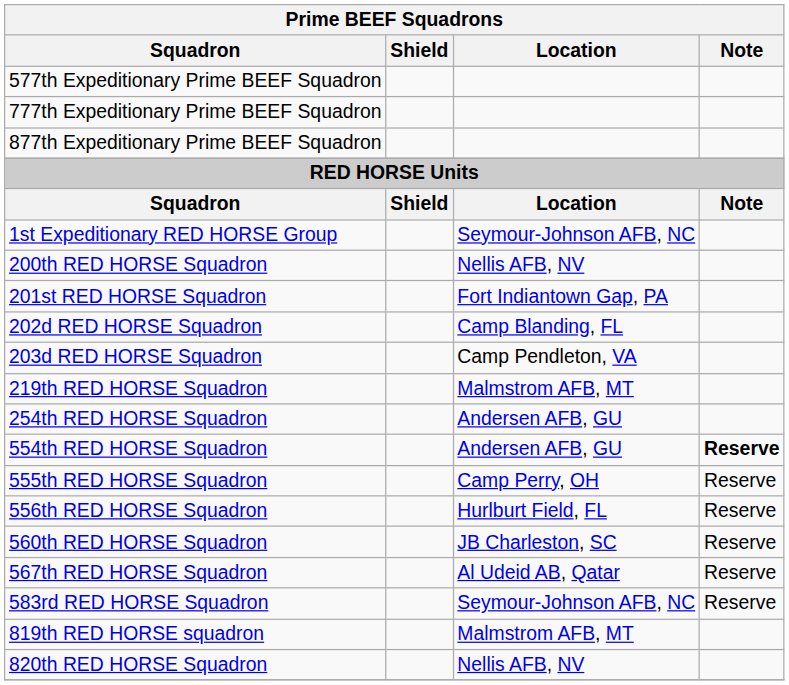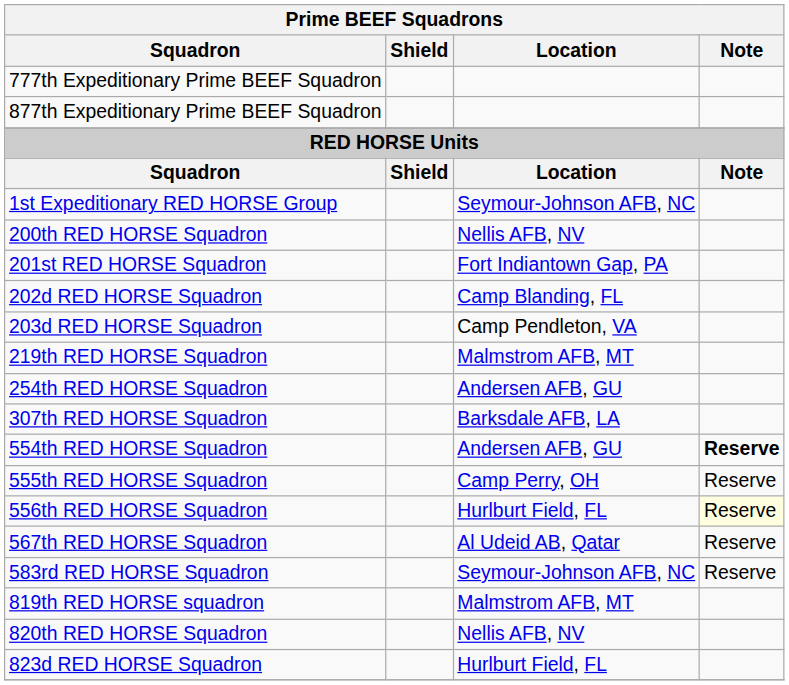- row: (195, 81)
+ row: (138, 419)
(740, 511) no background -> (740, 511) lightyellow background
- row: (138, 541)
+ row: (136, 664)
